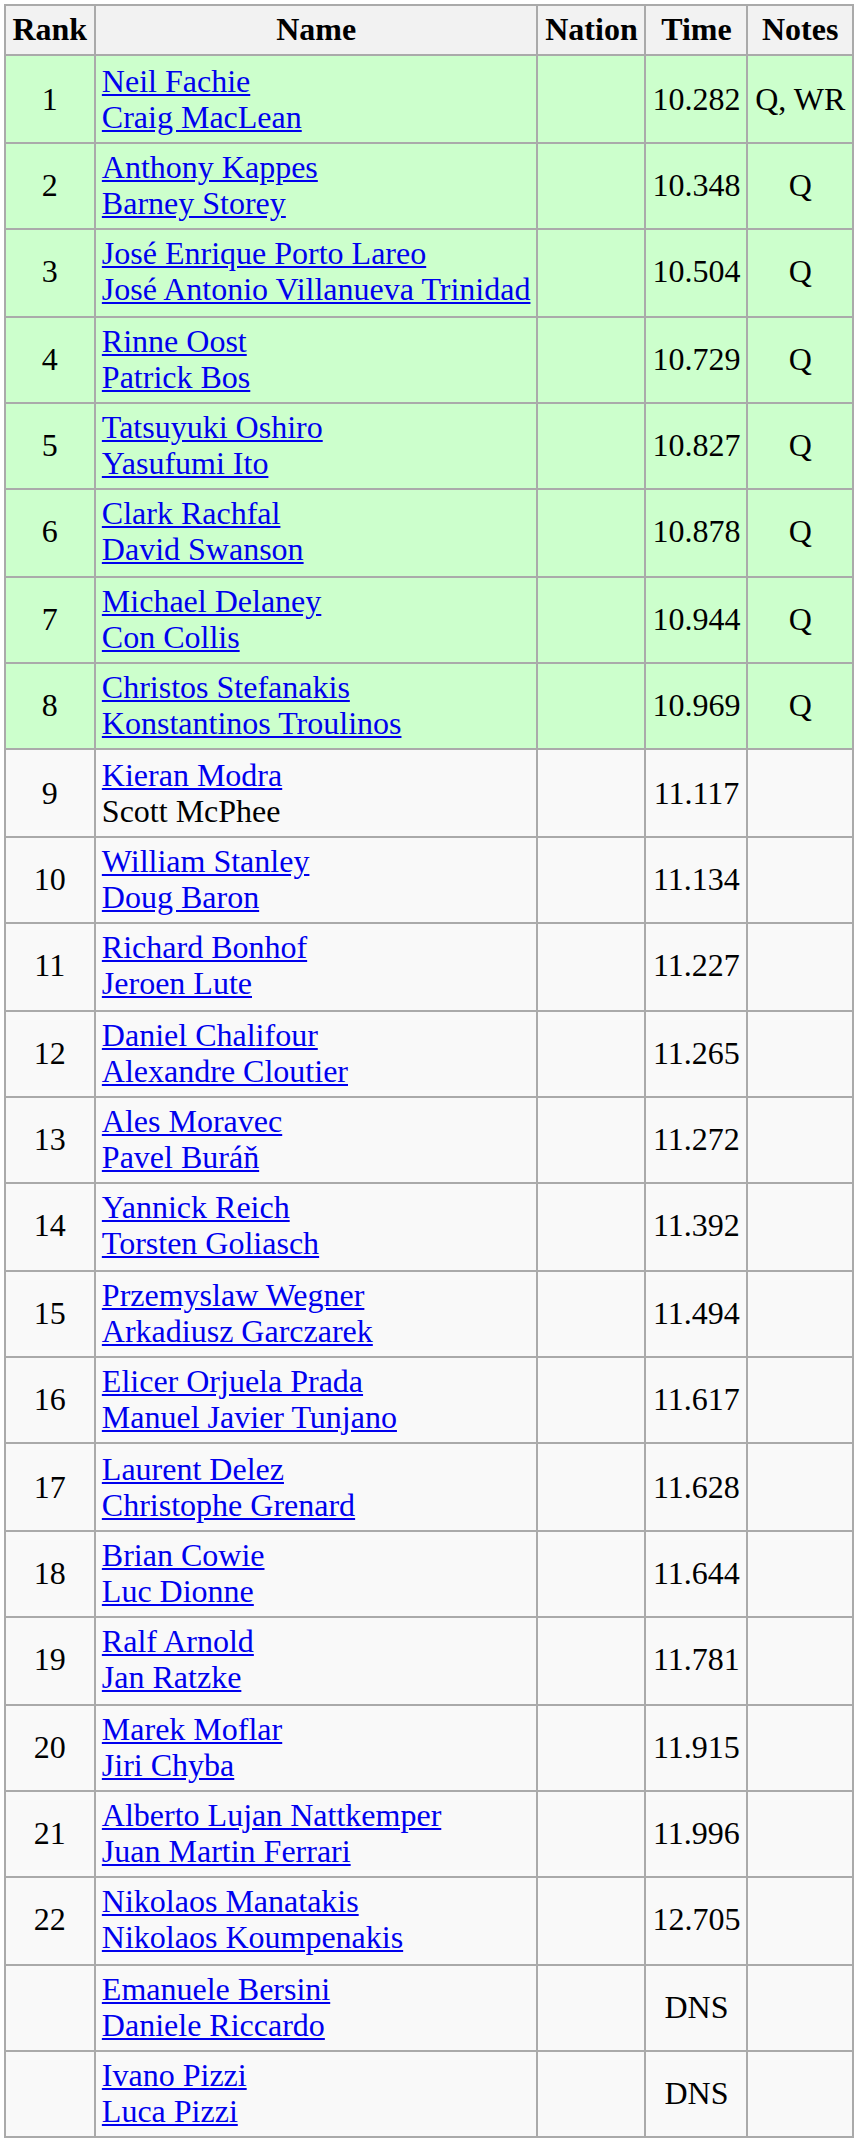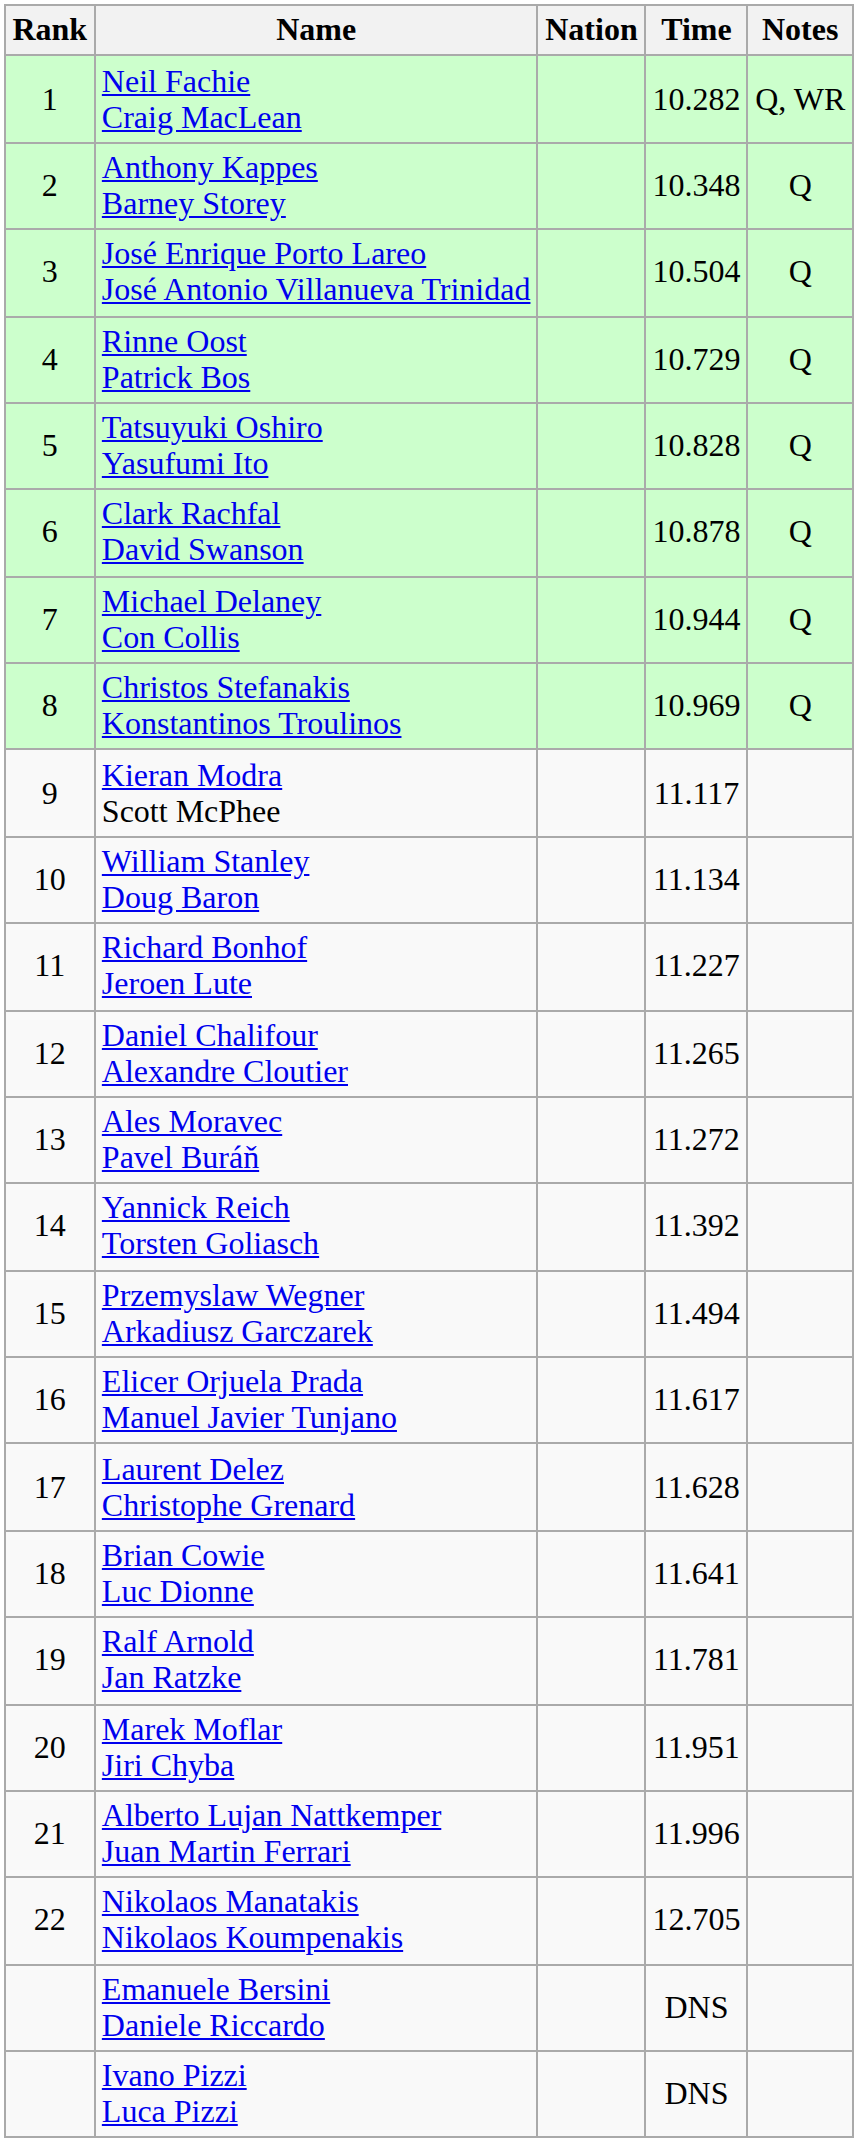(696, 445) 10.827 -> (696, 445) 10.828
(696, 1573) 11.644 -> (696, 1573) 11.641
(696, 1746) 11.915 -> (696, 1746) 11.951
